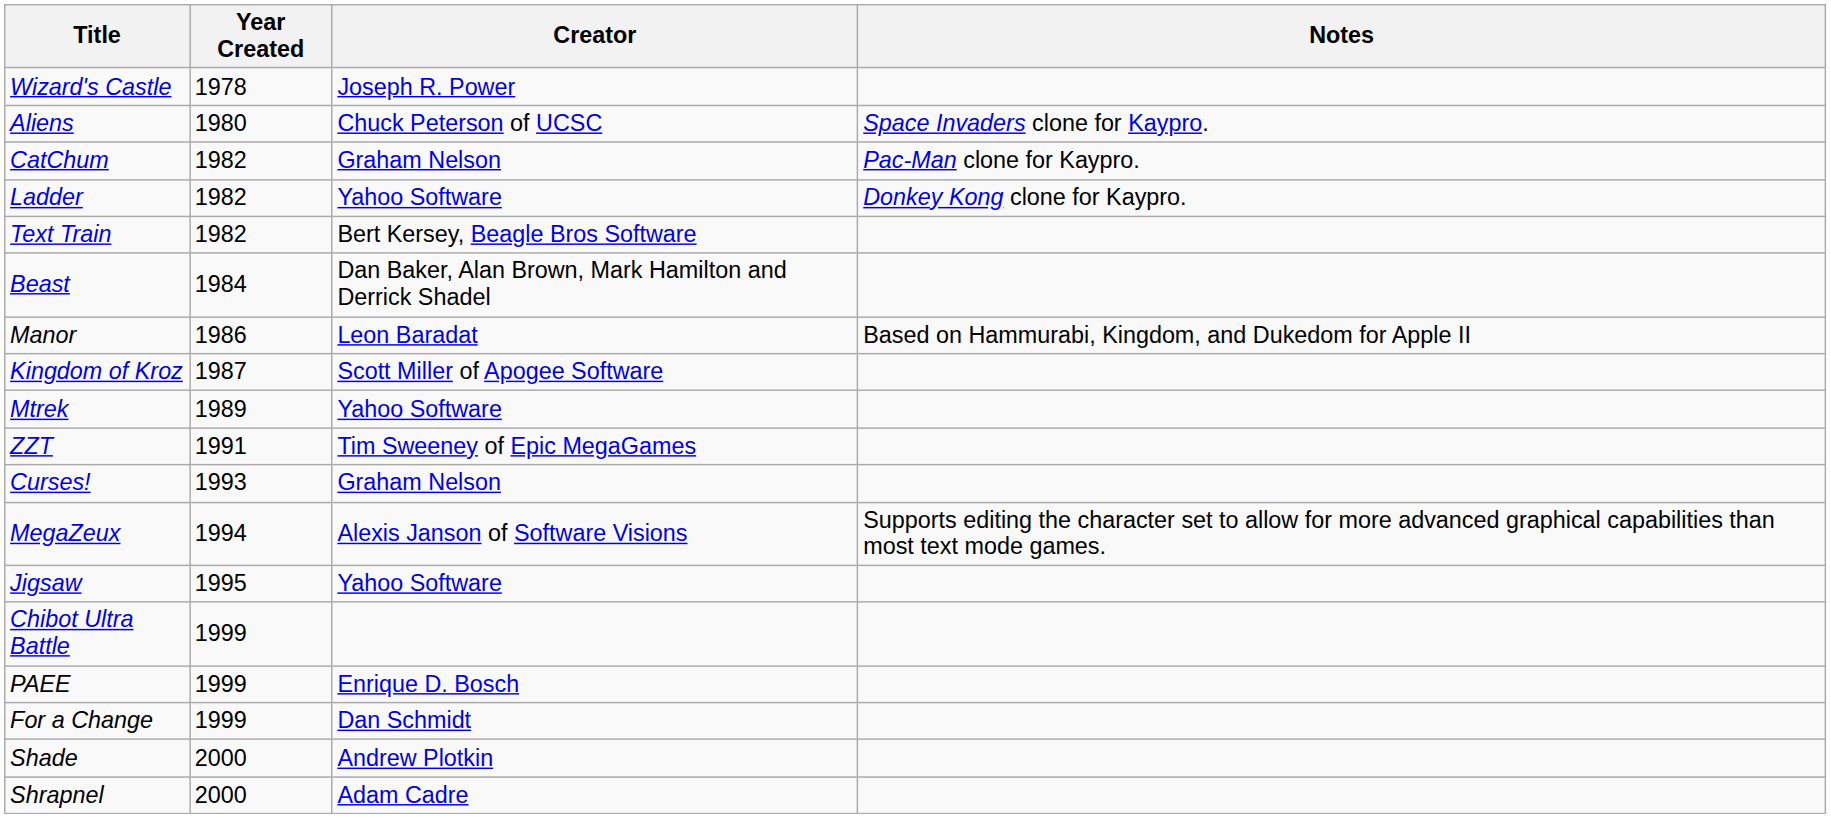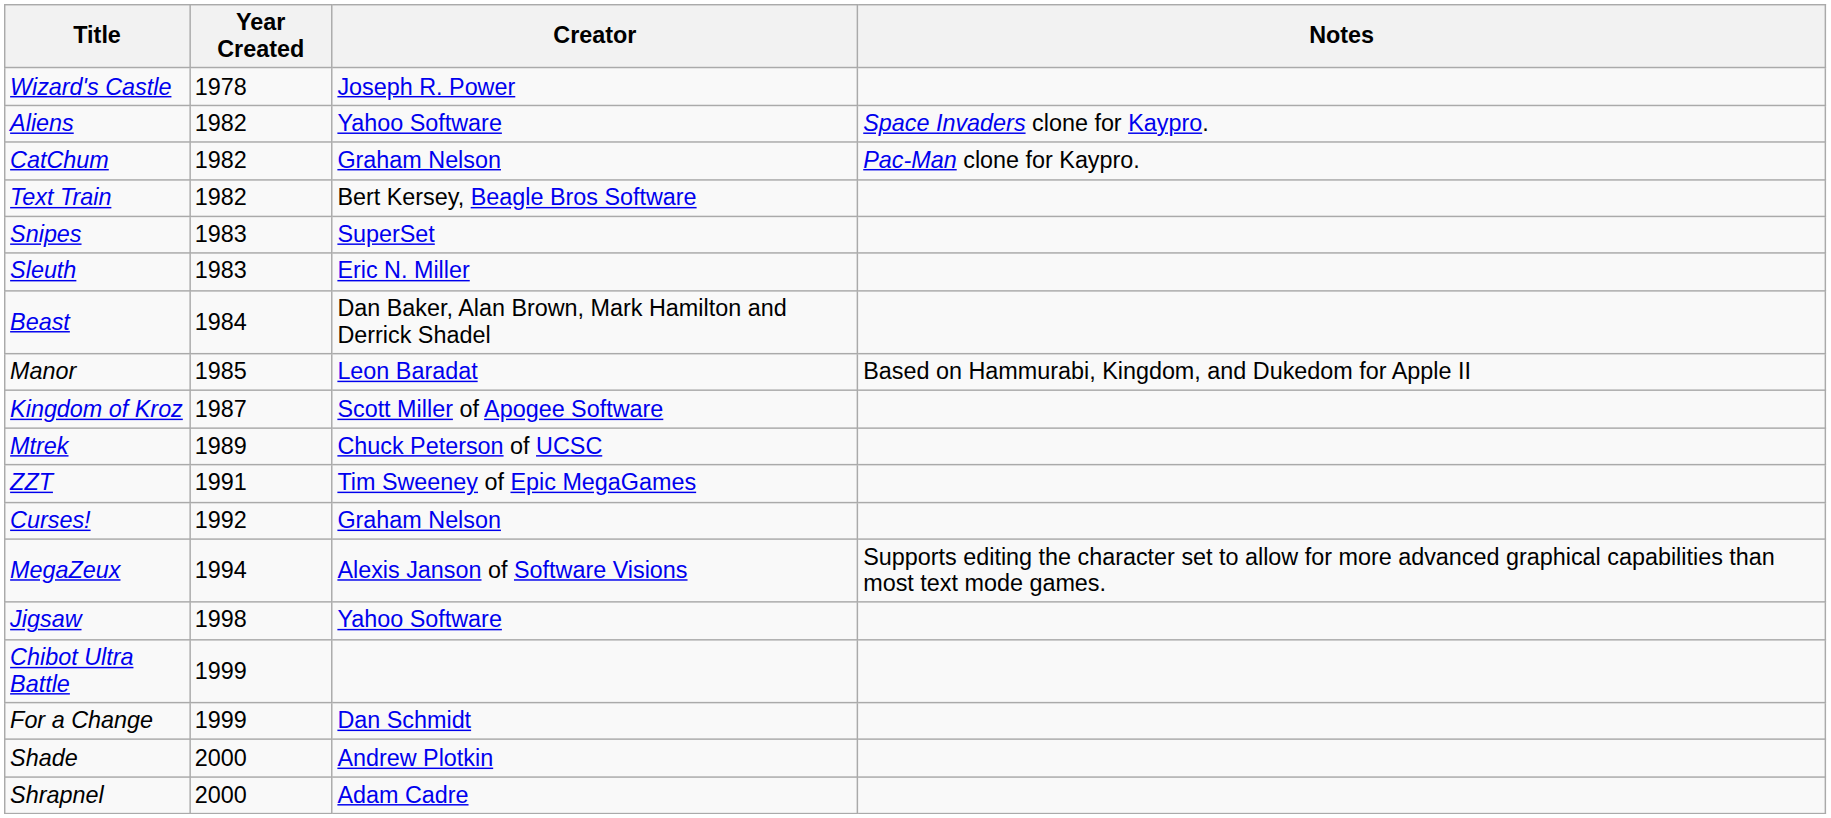(221, 123) 1980 -> (221, 123) 1982
(470, 123) Chuck Peterson of UCSC -> (420, 123) Yahoo Software
- row: (46, 197)
+ row: (46, 234)
+ row: (43, 271)
(221, 334) 1986 -> (221, 371) 1985
(420, 409) Yahoo Software -> (470, 446) Chuck Peterson of UCSC
(221, 483) 1993 -> (221, 520) 1992
(221, 583) 1995 -> (221, 620) 1998
- row: (40, 683)
